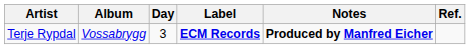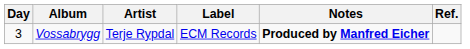columns swapped: (163, 14) <-> (41, 14)
(220, 33) bold -> (218, 33) normal
